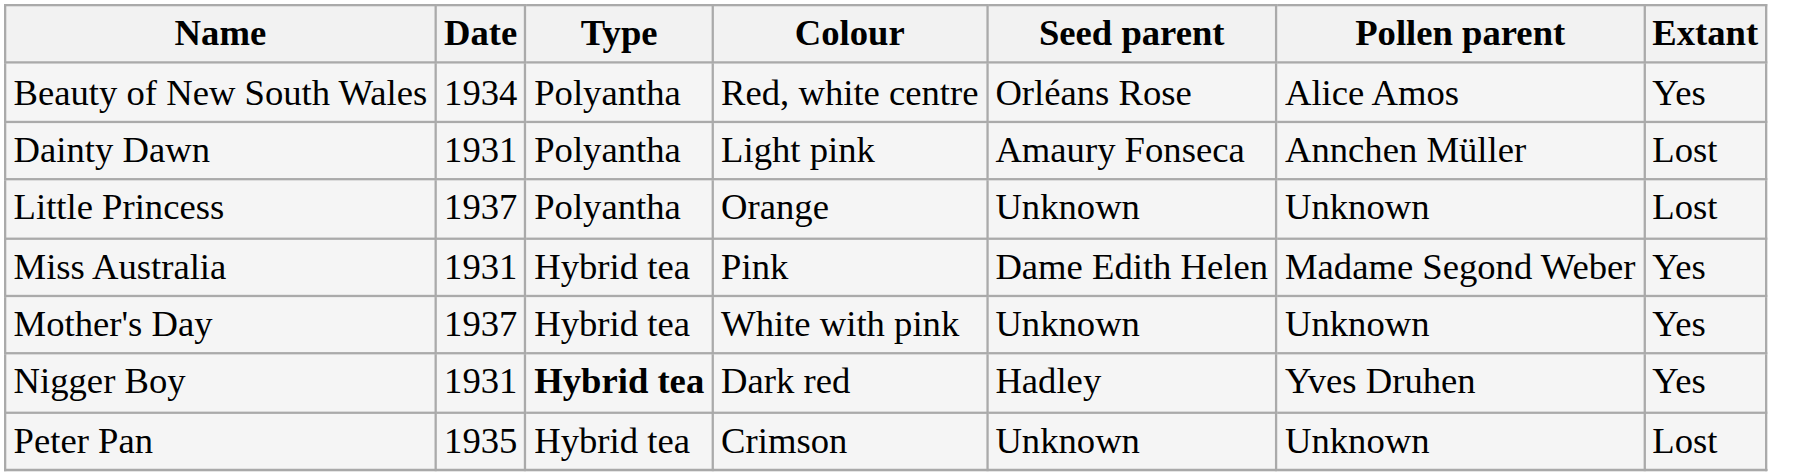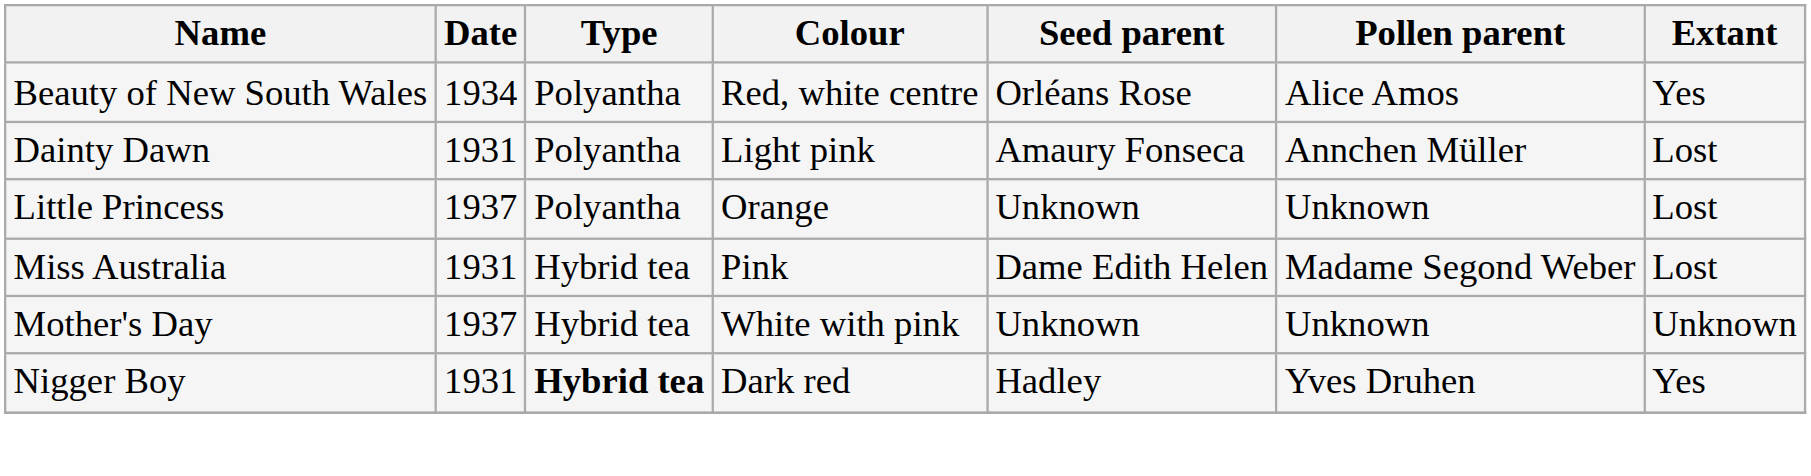(1679, 265) Yes -> (1685, 265) Lost
(1679, 324) Yes -> (1725, 324) Unknown
- row: (83, 440)
